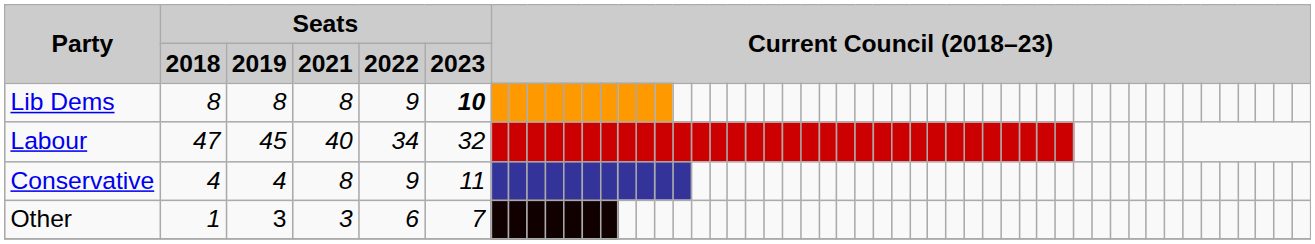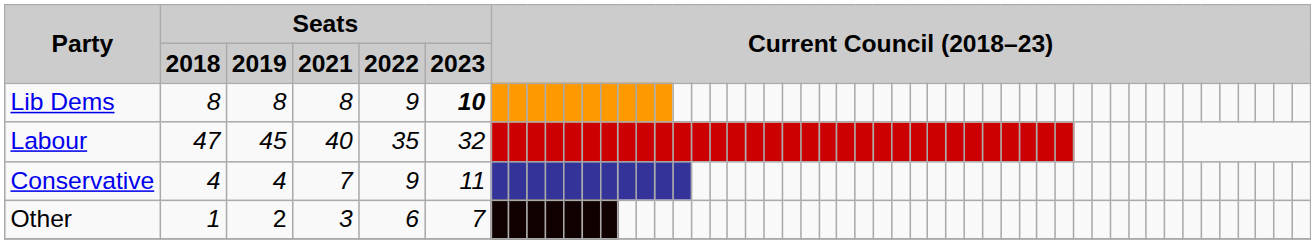(405, 141) 34 -> (405, 141) 35
(346, 180) 8 -> (346, 180) 7
(280, 219) 3 -> (280, 219) 2
